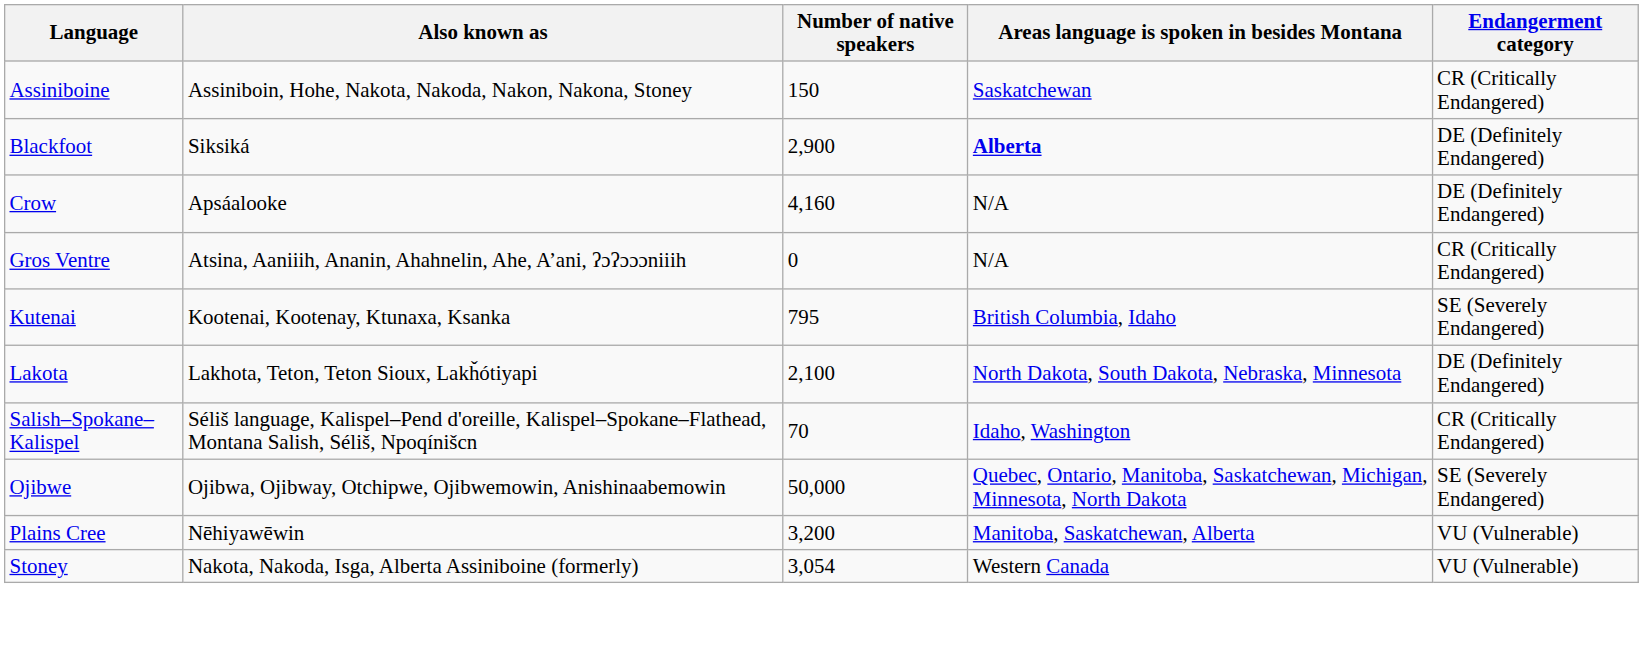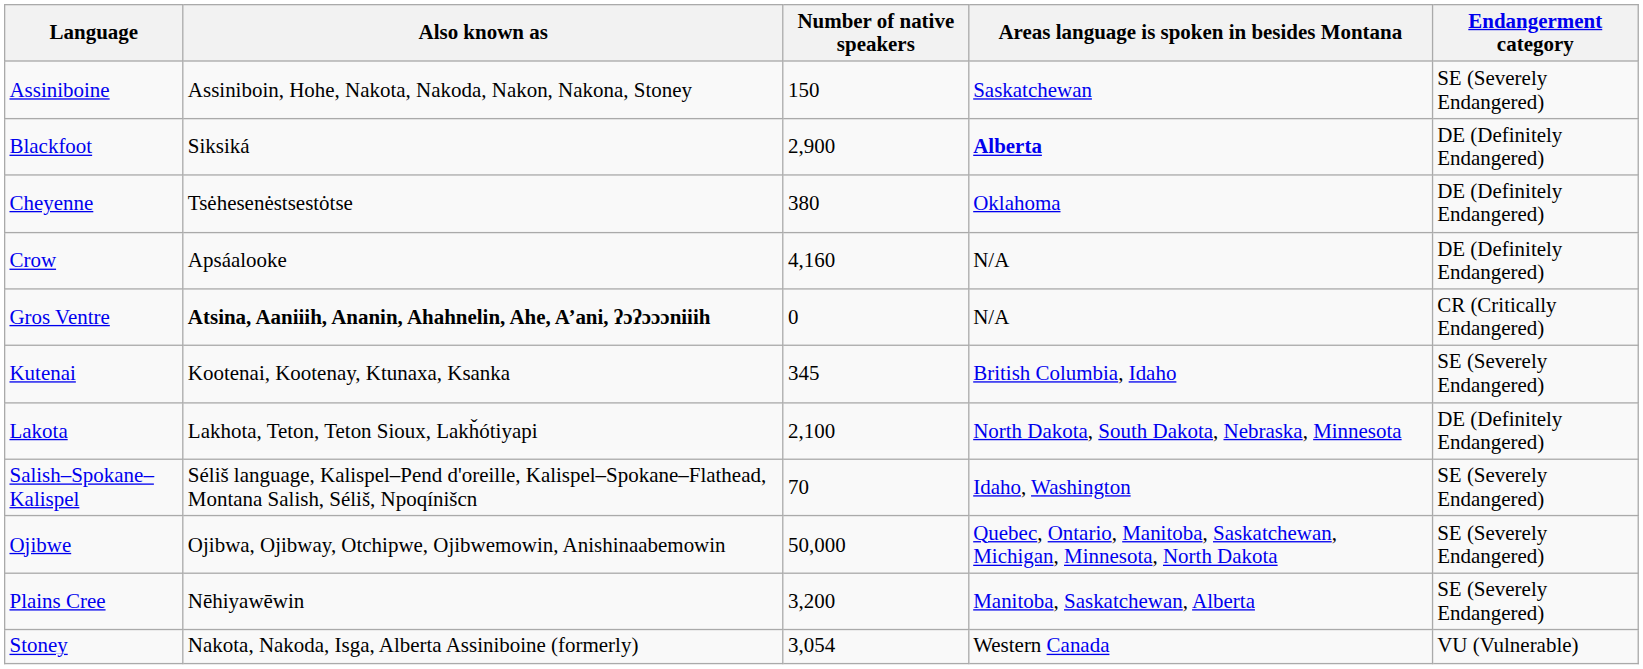(1497, 89) CR (Critically Endangered) -> (1492, 89) SE (Severely Endangered)
+ row: (51, 203)
(437, 260) normal -> (449, 317) bold
(803, 317) 795 -> (804, 373) 345
(1497, 430) CR (Critically Endangered) -> (1492, 487) SE (Severely Endangered)
(1508, 532) VU (Vulnerable) -> (1492, 601) SE (Severely Endangered)
